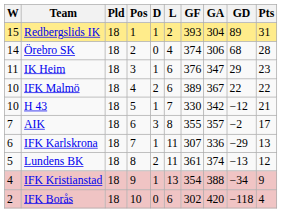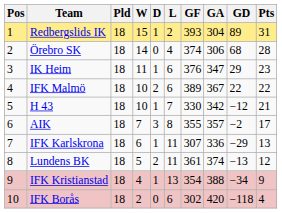columns swapped: (139, 13) <-> (13, 13)
